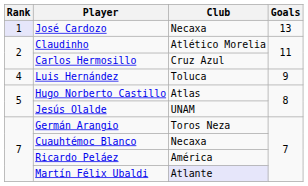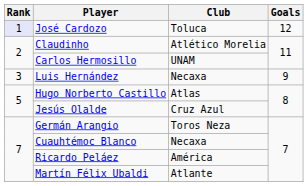(189, 29) Necaxa -> (189, 29) Toluca
(286, 29) 13 -> (286, 29) 12
(198, 61) Cruz Azul -> (183, 61) UNAM
(19, 77) 4 -> (19, 77) 3
(189, 77) Toluca -> (189, 77) Necaxa
(183, 109) UNAM -> (198, 109) Cruz Azul
(192, 173) lavender background -> (192, 173) no background
